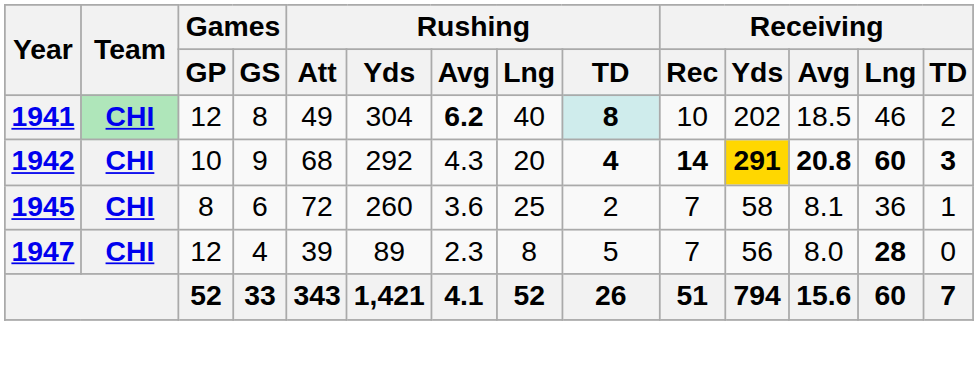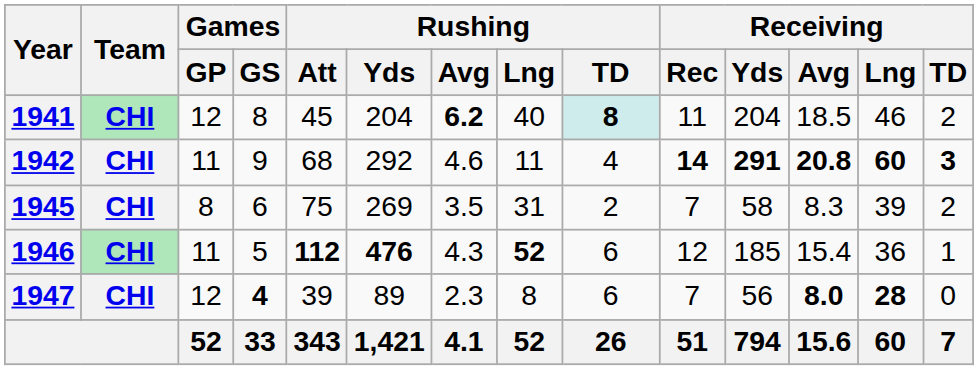(317, 116) 49 -> (317, 116) 45
(389, 116) 304 -> (389, 116) 204
(692, 116) 10 -> (692, 116) 11
(757, 116) 202 -> (757, 116) 204
(206, 161) 10 -> (206, 161) 11
(464, 161) 4.3 -> (464, 161) 4.6
(529, 161) 20 -> (529, 161) 11
(611, 161) bold -> (611, 161) normal
(757, 161) gold background -> (757, 161) no background
(317, 206) 72 -> (317, 206) 75
(389, 206) 260 -> (389, 206) 269
(464, 206) 3.6 -> (464, 206) 3.5
(529, 206) 25 -> (529, 206) 31
(824, 206) 8.1 -> (824, 206) 8.3
(890, 206) 36 -> (890, 206) 39
(948, 206) 1 -> (948, 206) 2
+ row: (43, 251)
(260, 251) normal -> (260, 296) bold
(611, 251) 5 -> (611, 296) 6
(824, 251) normal -> (824, 296) bold
